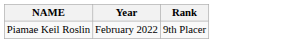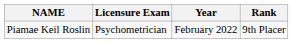+ column: (132, 13)
